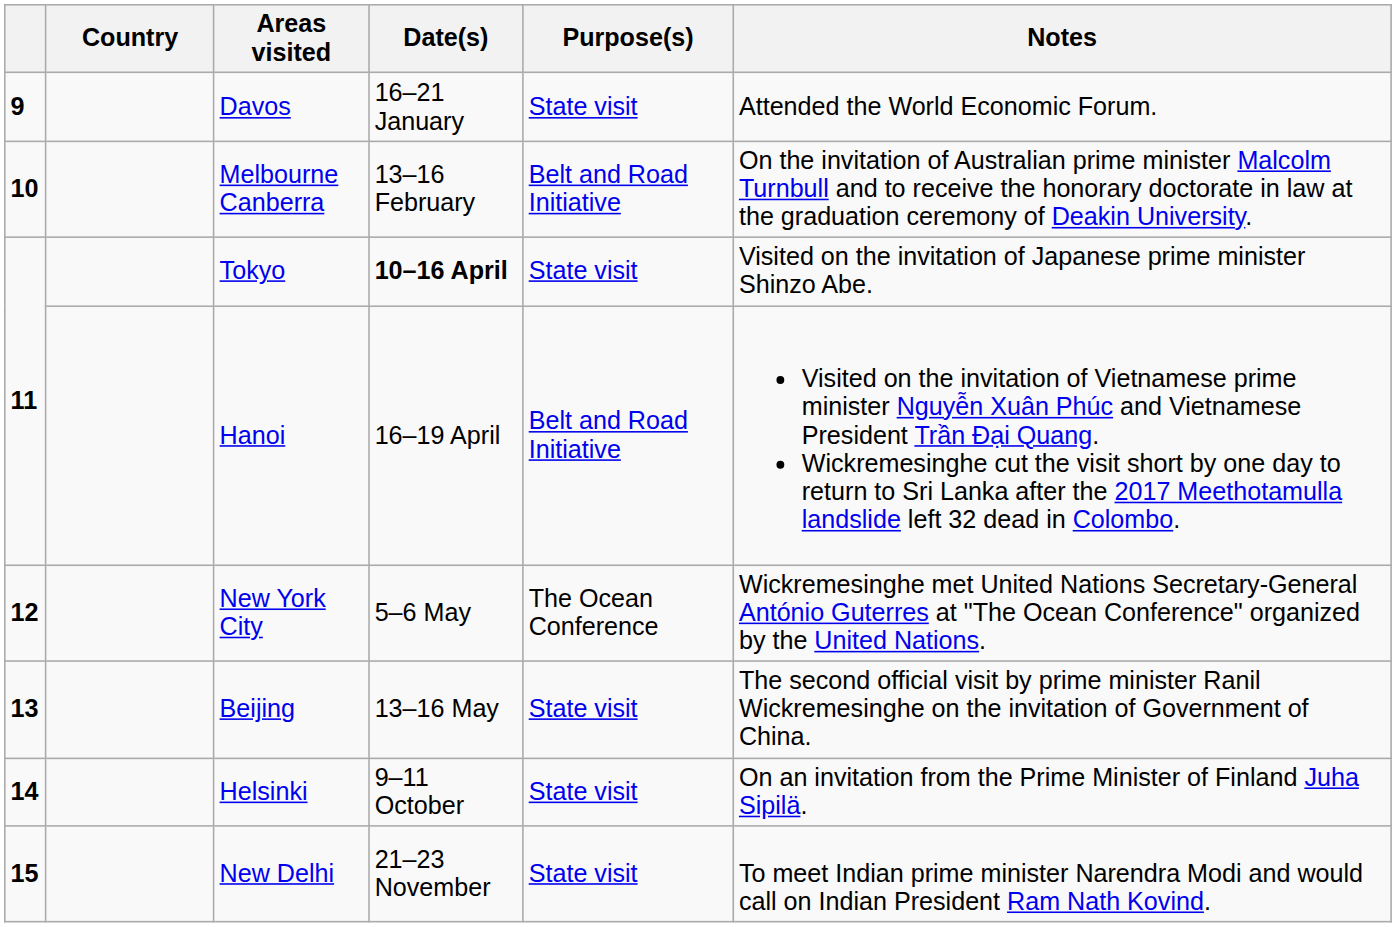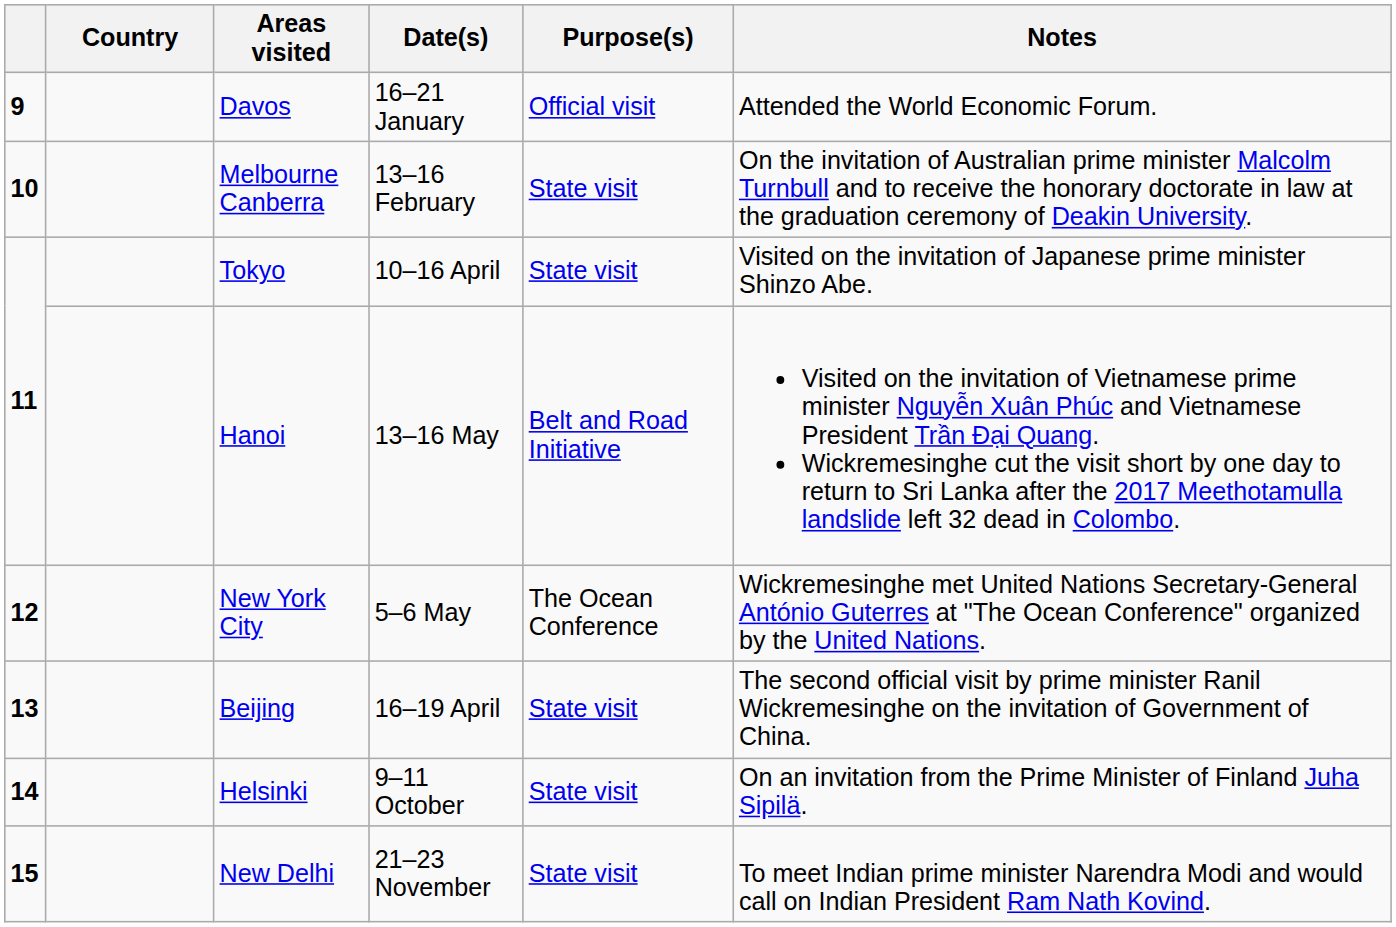(583, 106) State visit -> (592, 106) Official visit
(608, 188) Belt and Road Initiative -> (583, 188) State visit
(441, 271) bold -> (437, 271) normal
(437, 434) 16–19 April -> (437, 434) 13–16 May
(437, 709) 13–16 May -> (437, 709) 16–19 April
